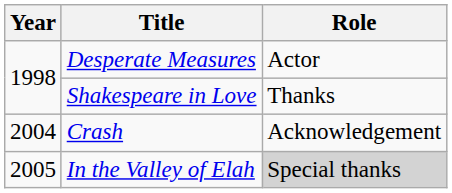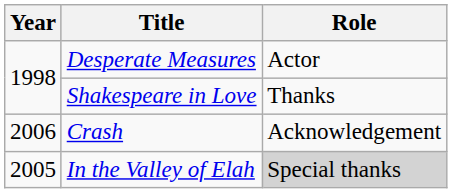(33, 132) 2004 -> (33, 132) 2006
